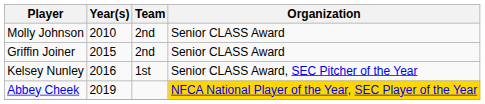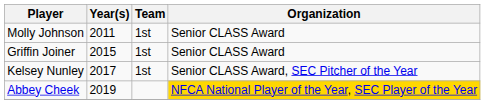(103, 33) 2010 -> (102, 33) 2011
(145, 33) 2nd -> (143, 33) 1st
(145, 52) 2nd -> (143, 52) 1st
(103, 71) 2016 -> (103, 71) 2017
